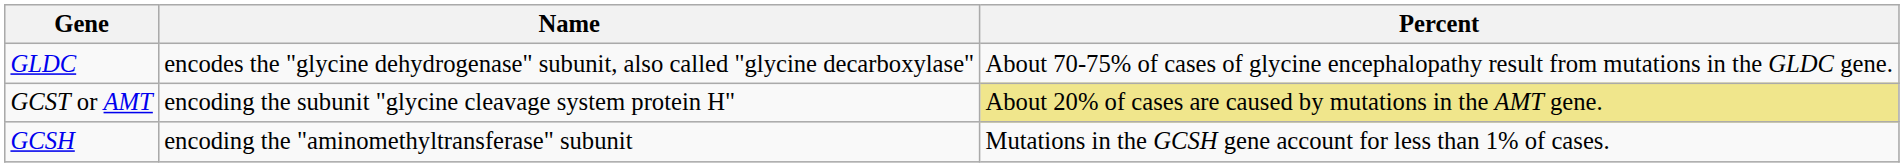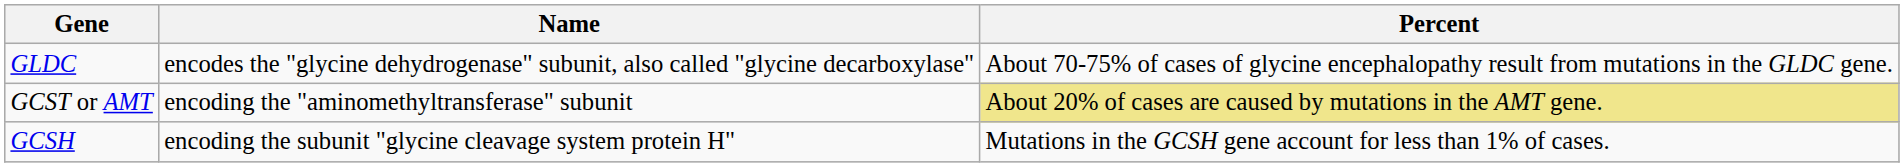(450, 102) encoding the subunit "glycine cleavage system protein H" -> (398, 102) encoding the "aminomethyltransferase" subunit
(398, 141) encoding the "aminomethyltransferase" subunit -> (450, 141) encoding the subunit "glycine cleavage system protein H"
